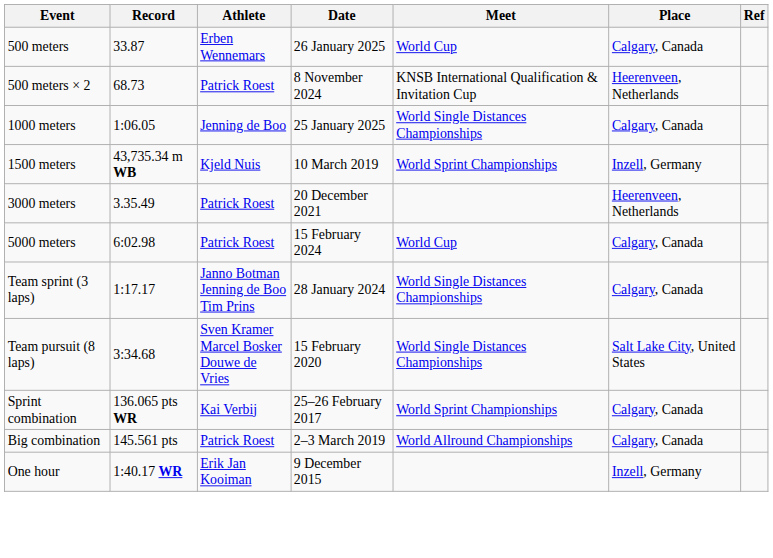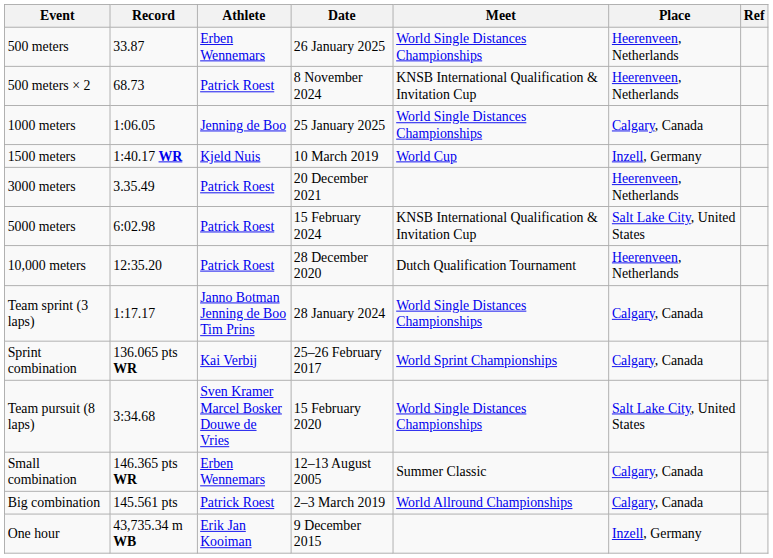(427, 47) World Cup -> (461, 47) World Single Distances Championships
(658, 47) Calgary, Canada -> (647, 47) Heerenveen, Netherlands
(148, 164) 43,735.34 m WB -> (148, 156) 1:40.17 WR
(477, 164) World Sprint Championships -> (427, 156) World Cup
(427, 243) World Cup -> (497, 226) KNSB International Qualification & Invitation Cup
(658, 243) Calgary, Canada -> (674, 226) Salt Lake City, United States
+ row: (47, 265)
rows swapped: (51, 354) <-> (42, 409)
+ row: (42, 471)
(148, 471) 1:40.17 WR -> (148, 533) 43,735.34 m WB
